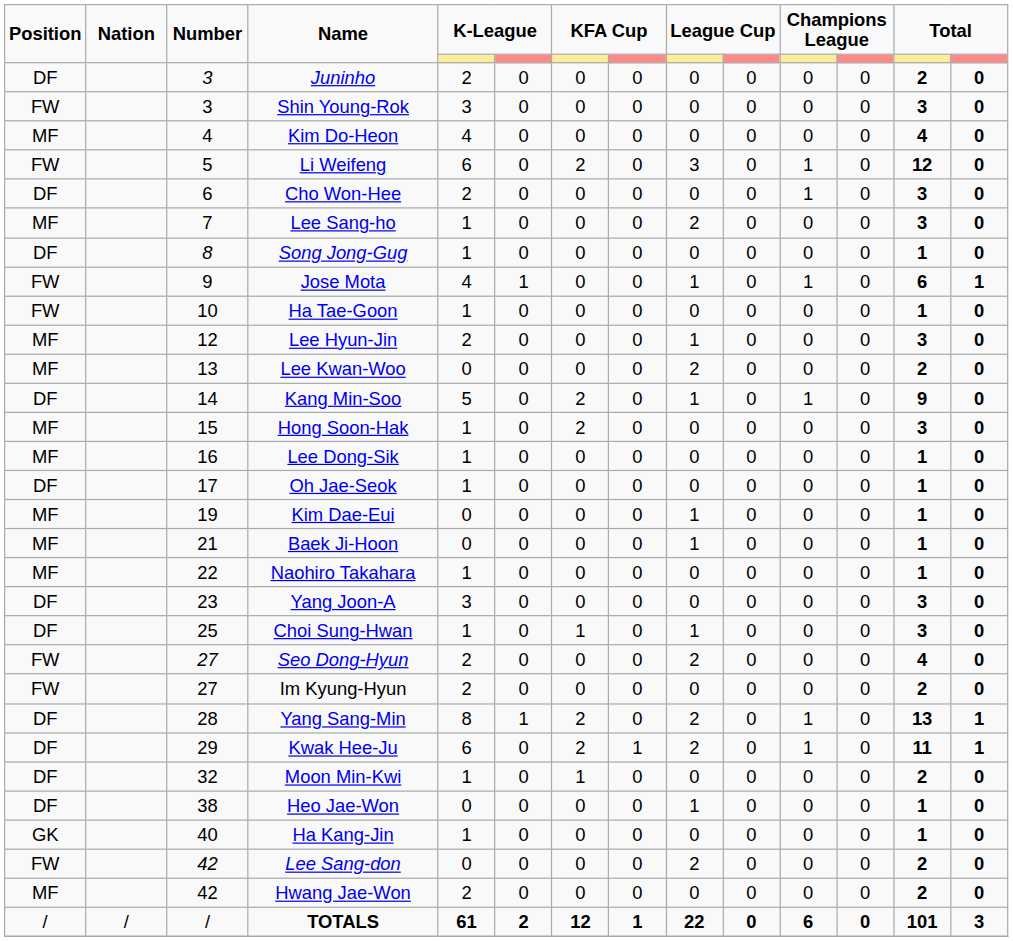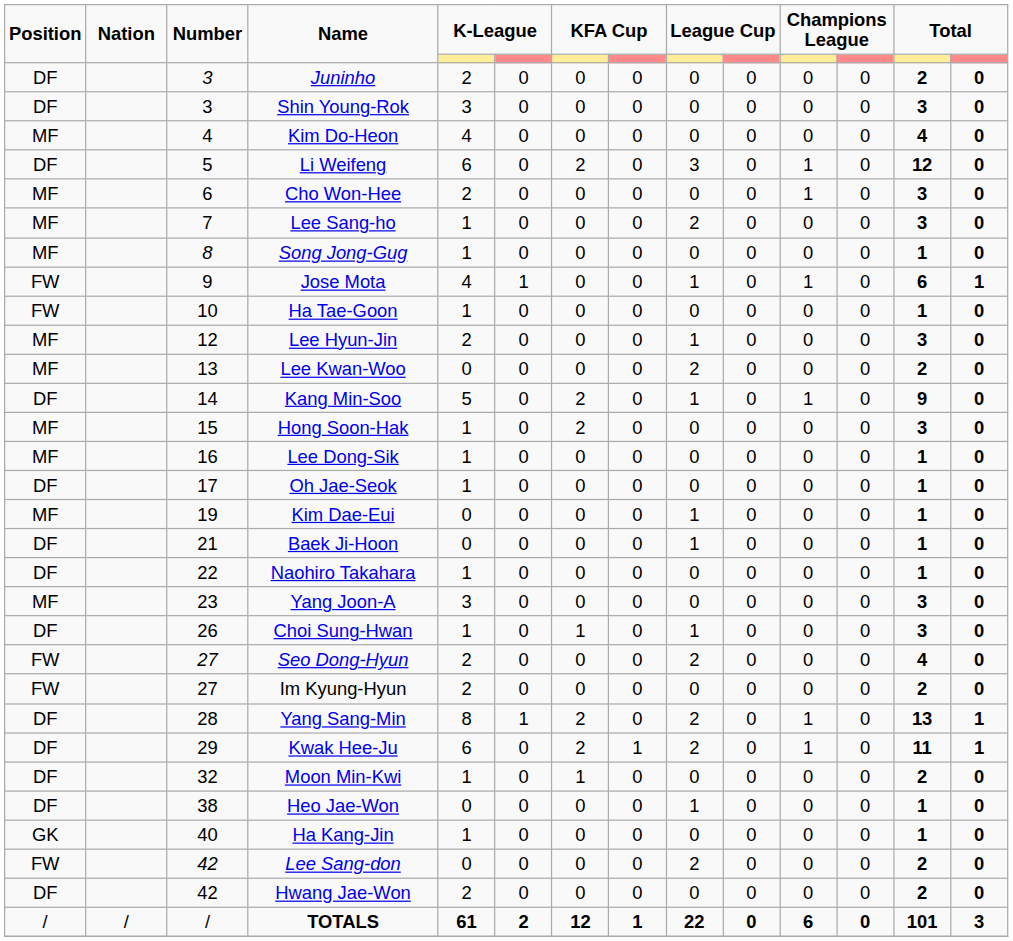(45, 107) FW -> (45, 107) DF
(45, 165) FW -> (45, 165) DF
(45, 194) DF -> (45, 194) MF
(45, 252) DF -> (45, 252) MF
(45, 543) MF -> (45, 543) DF
(45, 573) MF -> (45, 573) DF
(45, 602) DF -> (45, 602) MF
(207, 631) 25 -> (207, 631) 26
(45, 893) MF -> (45, 893) DF
